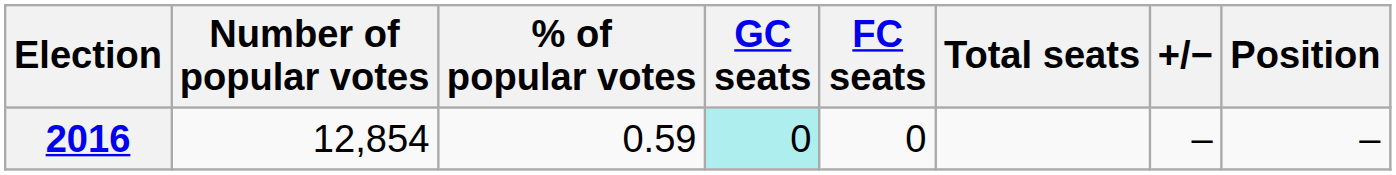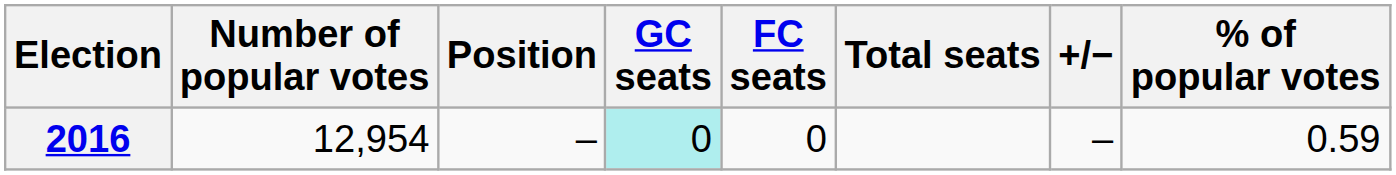columns swapped: (572, 56) <-> (1305, 56)
(371, 137) 12,854 -> (371, 137) 12,954
